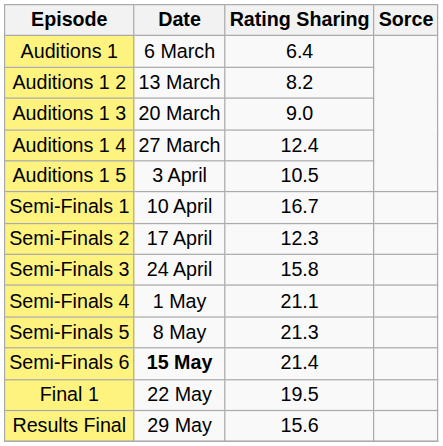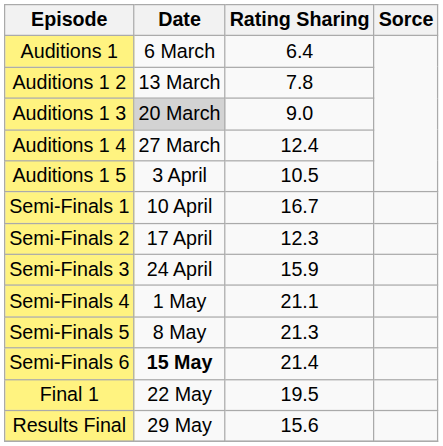(300, 82) 8.2 -> (300, 82) 7.8
(180, 113) no background -> (180, 113) lightgrey background
(300, 269) 15.8 -> (300, 269) 15.9
